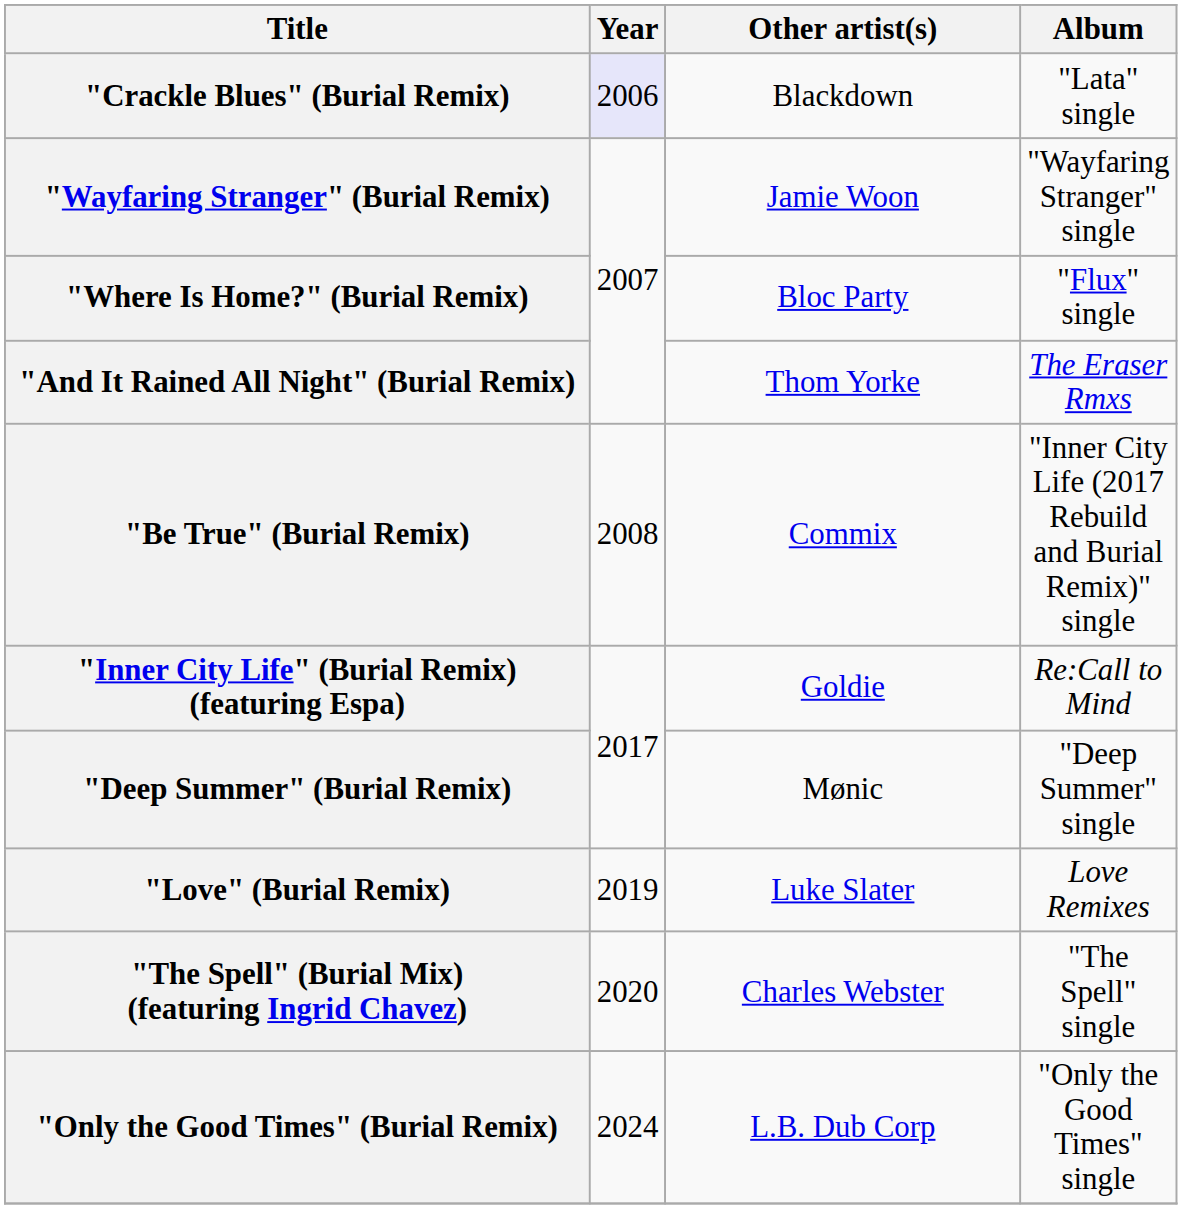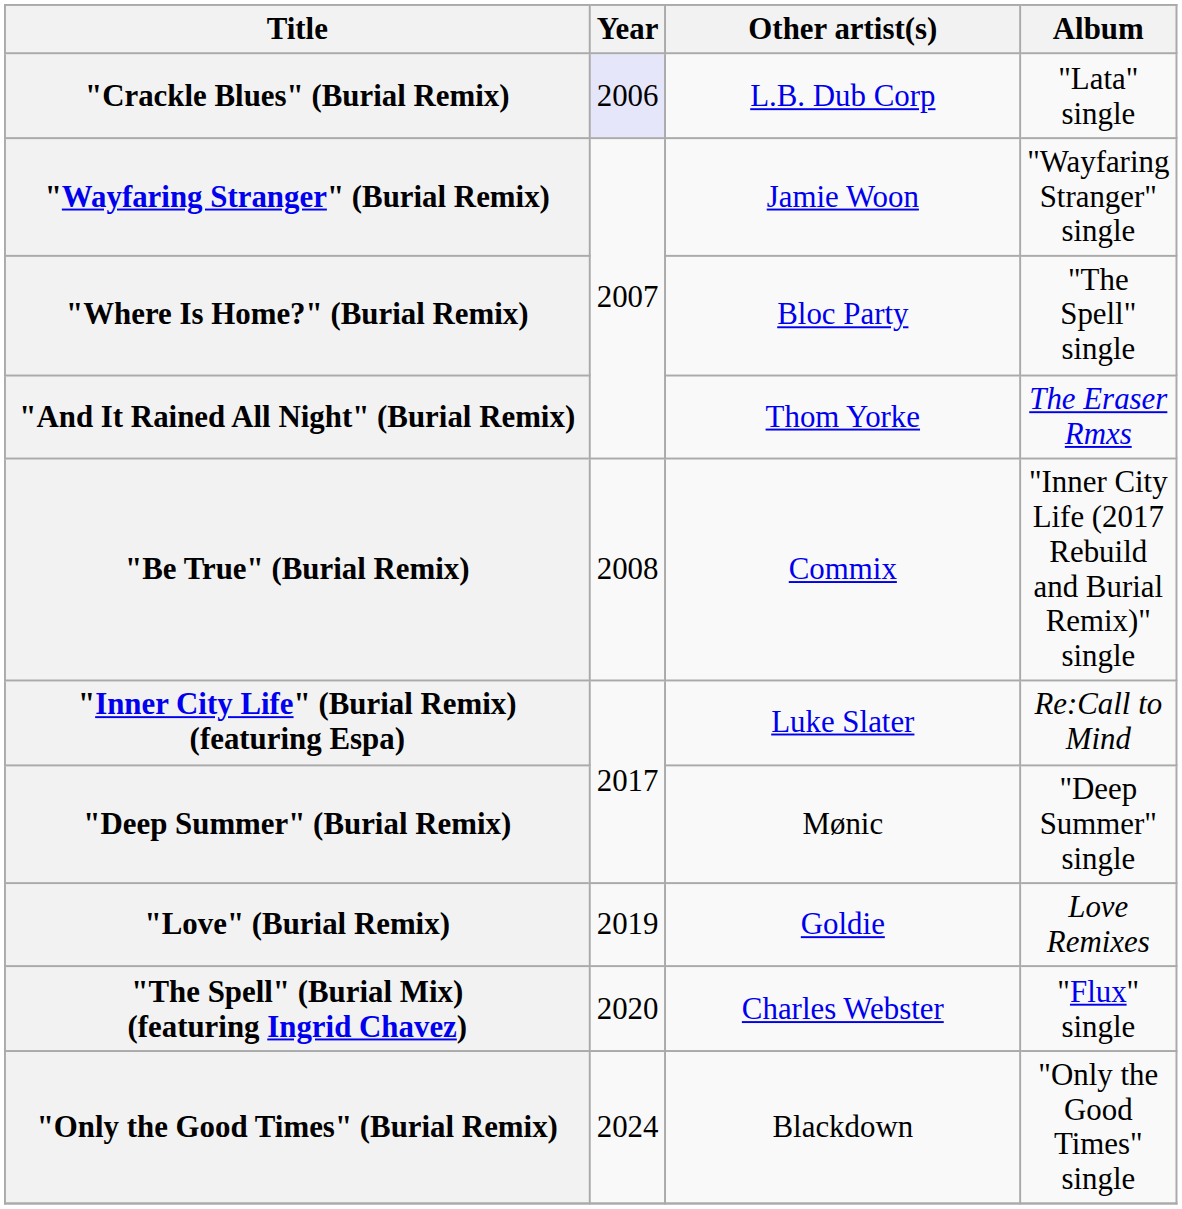(843, 95) Blackdown -> (843, 95) L.B. Dub Corp
(1098, 297) "Flux" single -> (1098, 314) "The Spell" single
(843, 687) Goldie -> (843, 722) Luke Slater
(843, 889) Luke Slater -> (843, 924) Goldie
(1098, 990) "The Spell" single -> (1098, 1008) "Flux" single
(843, 1126) L.B. Dub Corp -> (843, 1126) Blackdown
